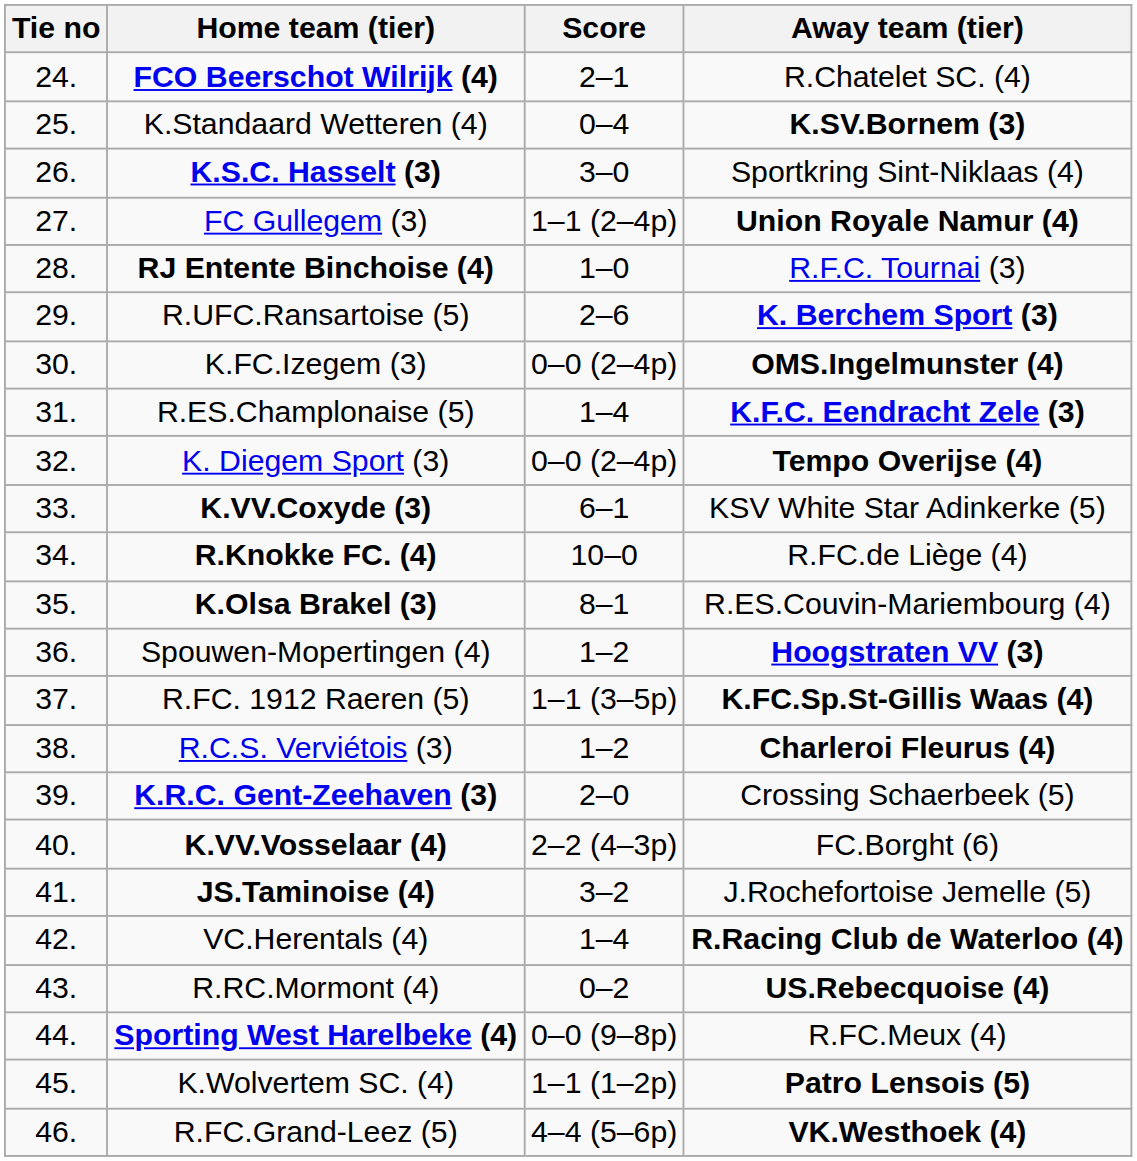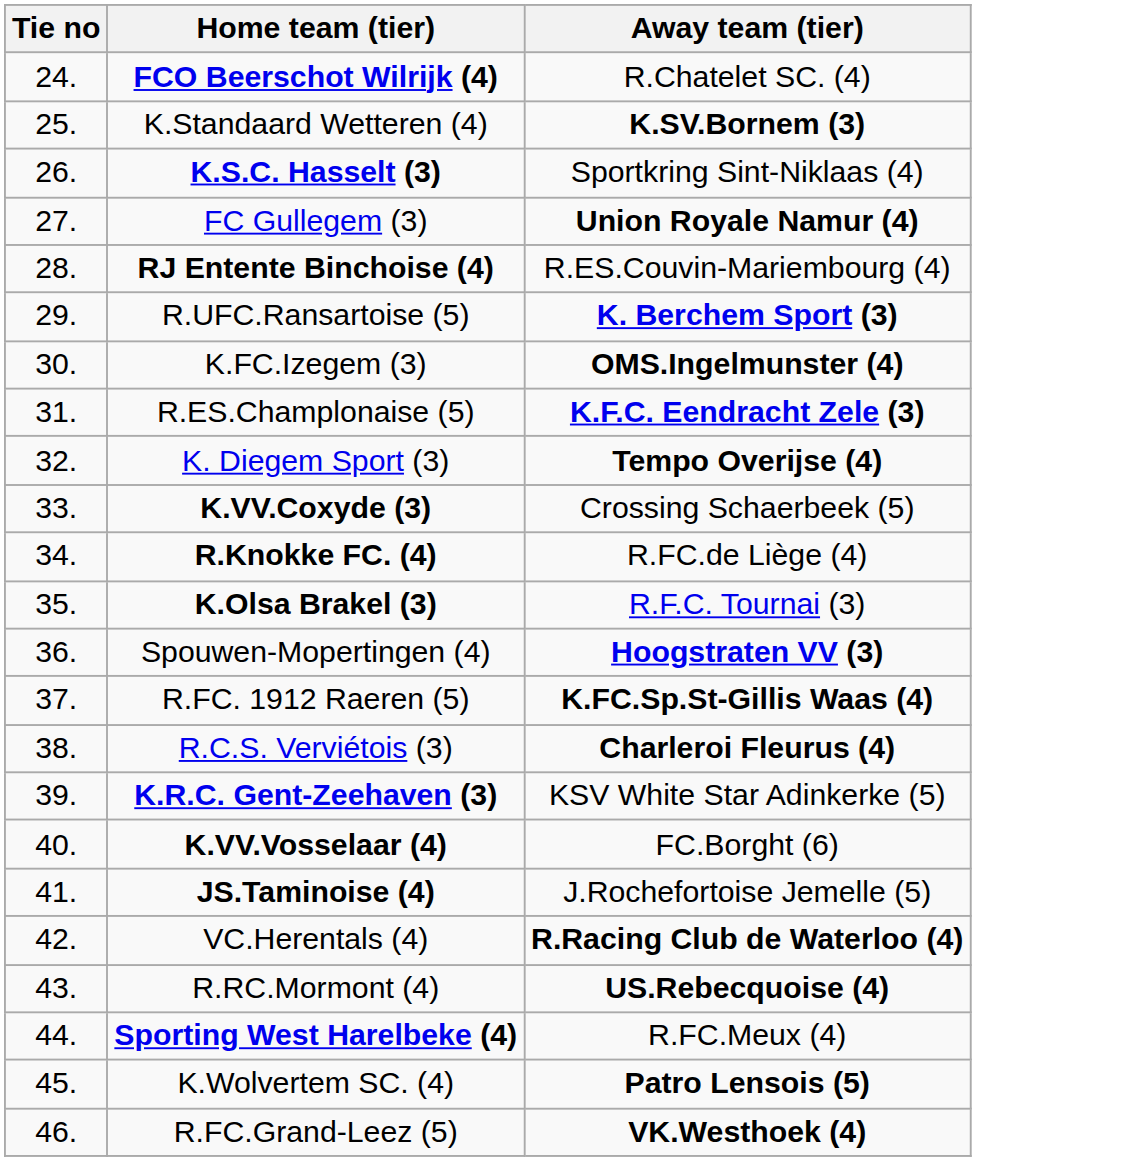- column: (604, 28)
(907, 268) R.F.C. Tournai (3) -> (747, 268) R.ES.Couvin-Mariembourg (4)
(907, 508) KSV White Star Adinkerke (5) -> (747, 508) Crossing Schaerbeek (5)
(907, 603) R.ES.Couvin-Mariembourg (4) -> (747, 603) R.F.C. Tournai (3)
(907, 795) Crossing Schaerbeek (5) -> (747, 795) KSV White Star Adinkerke (5)
